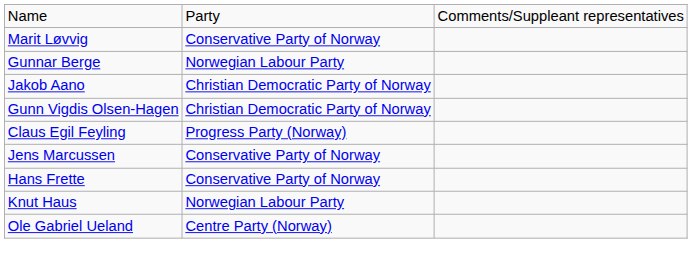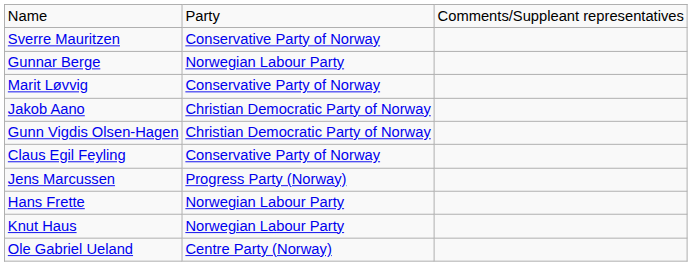+ row: (64, 39)
rows swapped: (54, 62) <-> (48, 39)
(266, 132) Progress Party (Norway) -> (283, 156) Conservative Party of Norway
(283, 156) Conservative Party of Norway -> (266, 179) Progress Party (Norway)
(283, 179) Conservative Party of Norway -> (265, 202) Norwegian Labour Party
